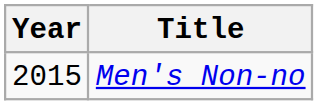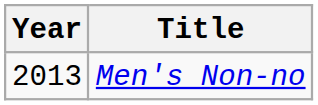(47, 76) 2015 -> (47, 76) 2013
